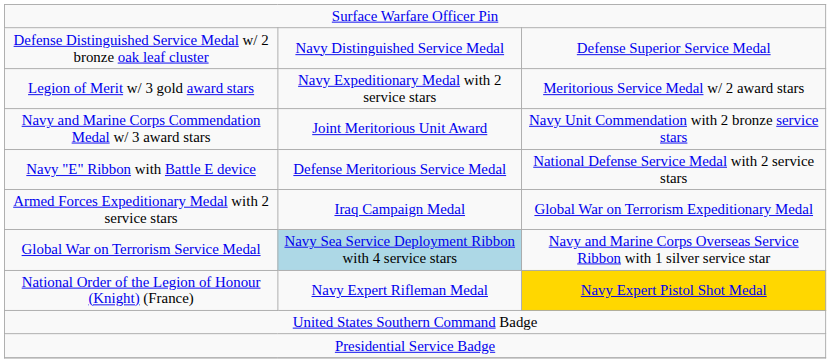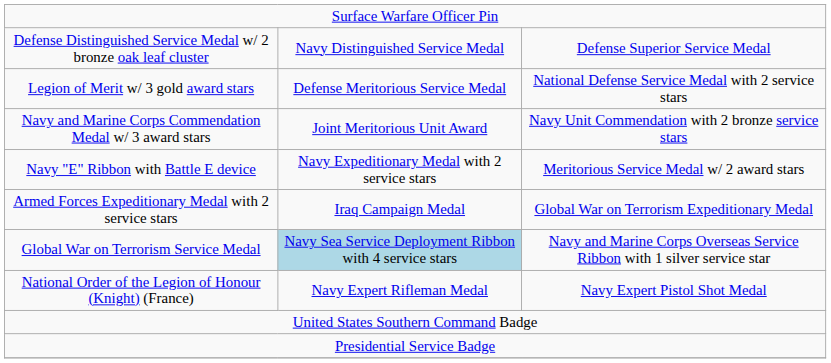(400, 88) Navy Expeditionary Medal with 2 service stars -> (400, 88) Defense Meritorious Service Medal
(674, 88) Meritorious Service Medal w/ 2 award stars -> (674, 88) National Defense Service Medal with 2 service stars
(400, 169) Defense Meritorious Service Medal -> (400, 169) Navy Expeditionary Medal with 2 service stars
(674, 169) National Defense Service Medal with 2 service stars -> (674, 169) Meritorious Service Medal w/ 2 award stars
(674, 290) gold background -> (674, 290) no background
